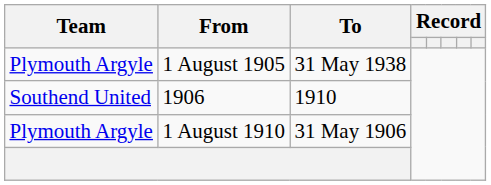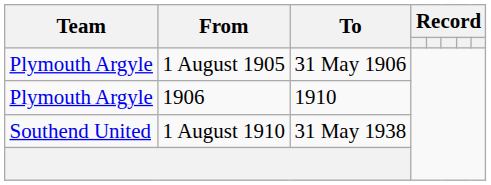(350, 64) 31 May 1938 -> (350, 64) 31 May 1906
(80, 97) Southend United -> (81, 97) Plymouth Argyle
(81, 130) Plymouth Argyle -> (80, 130) Southend United
(350, 130) 31 May 1906 -> (350, 130) 31 May 1938
